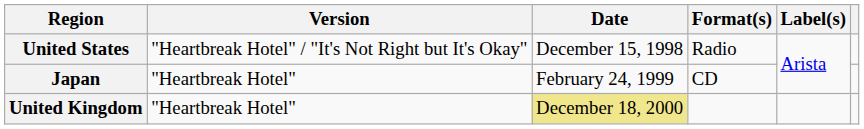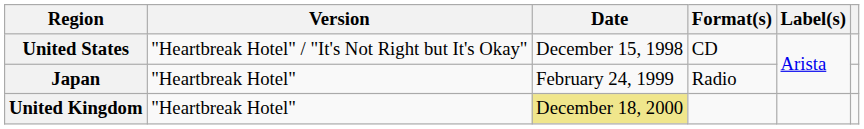(714, 49) Radio -> (705, 49) CD
(705, 78) CD -> (714, 78) Radio
